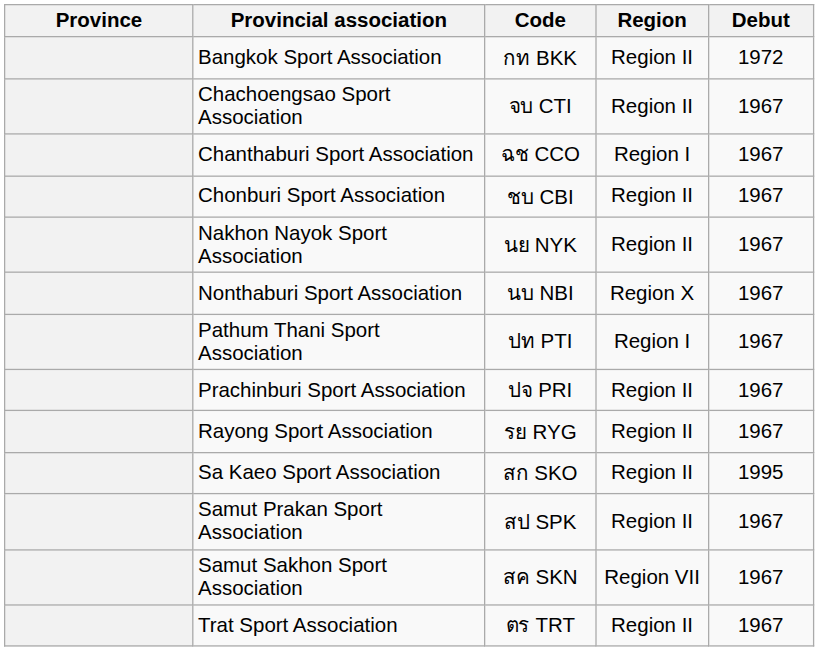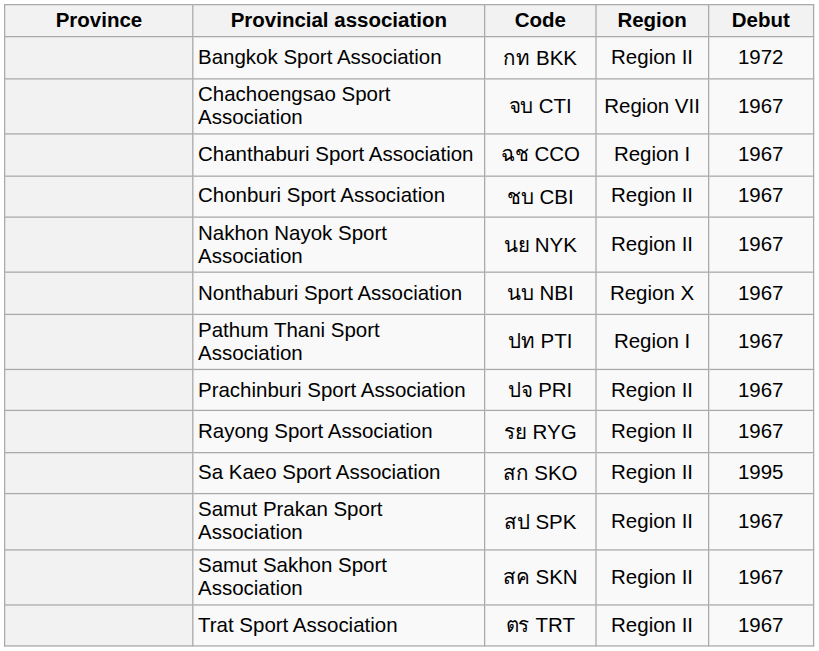(652, 106) Region II -> (652, 106) Region VII
(652, 576) Region VII -> (652, 576) Region II
